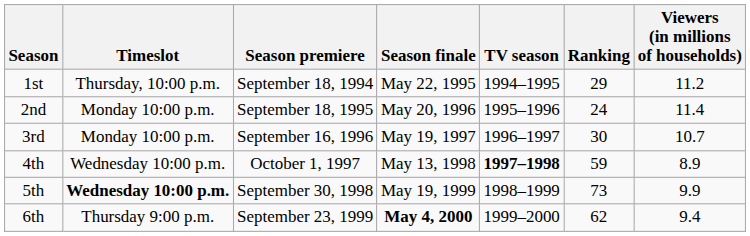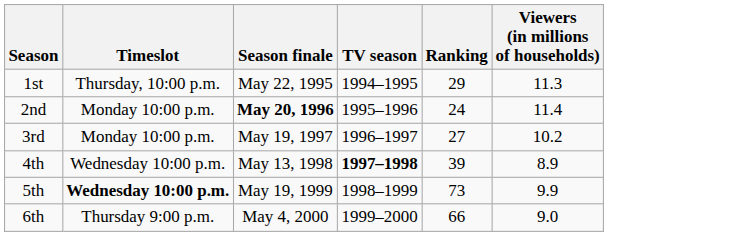- column: (305, 56)
(690, 83) 11.2 -> (548, 83) 11.3
(428, 109) normal -> (285, 109) bold
(599, 136) 30 -> (457, 136) 27
(690, 136) 10.7 -> (548, 136) 10.2
(599, 163) 59 -> (457, 163) 39
(428, 217) bold -> (285, 217) normal
(599, 217) 62 -> (457, 217) 66
(690, 217) 9.4 -> (548, 217) 9.0
